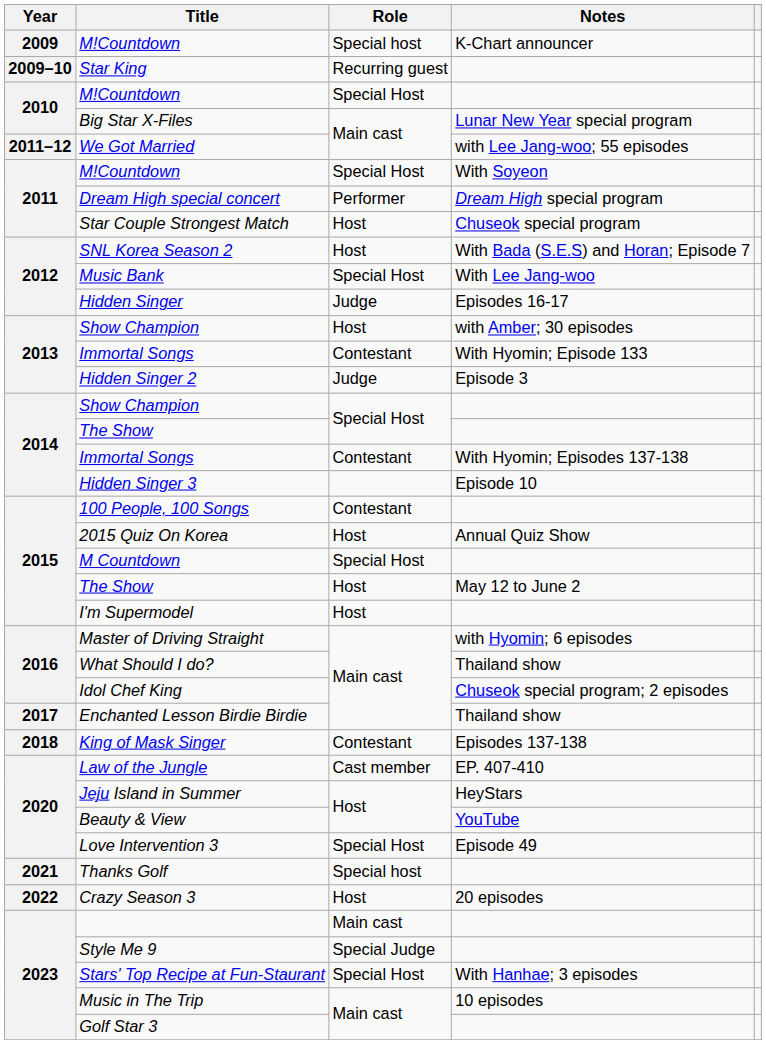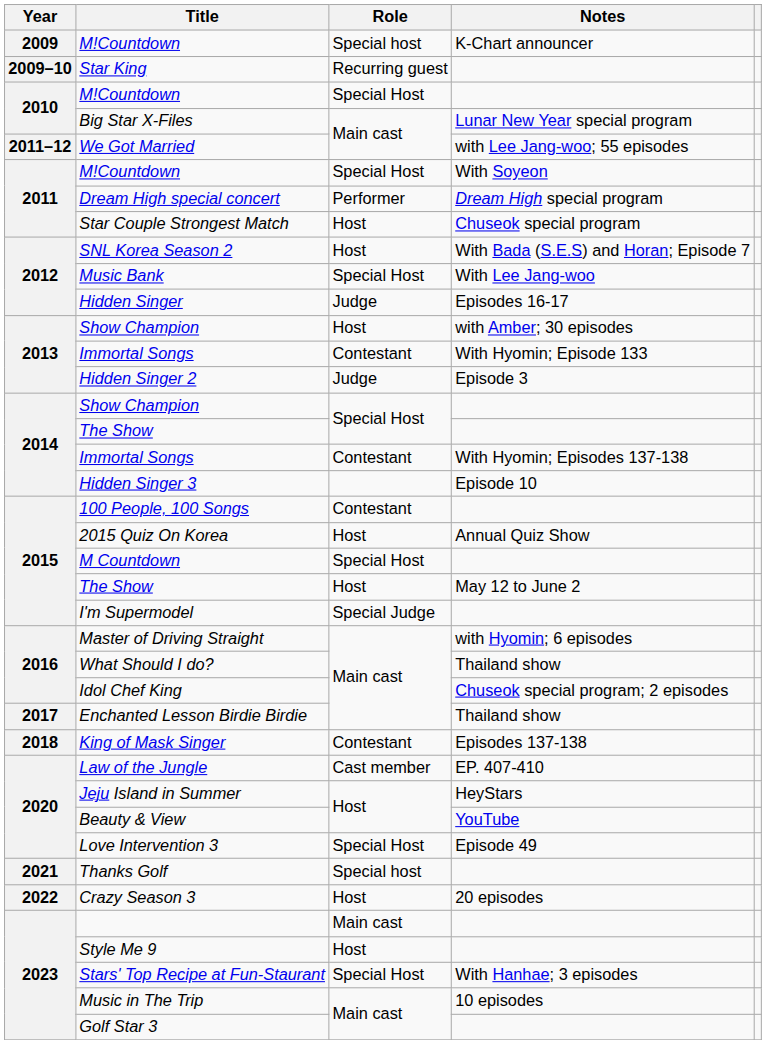(349, 612) Host -> (384, 612) Special Judge
(384, 949) Special Judge -> (349, 949) Host
